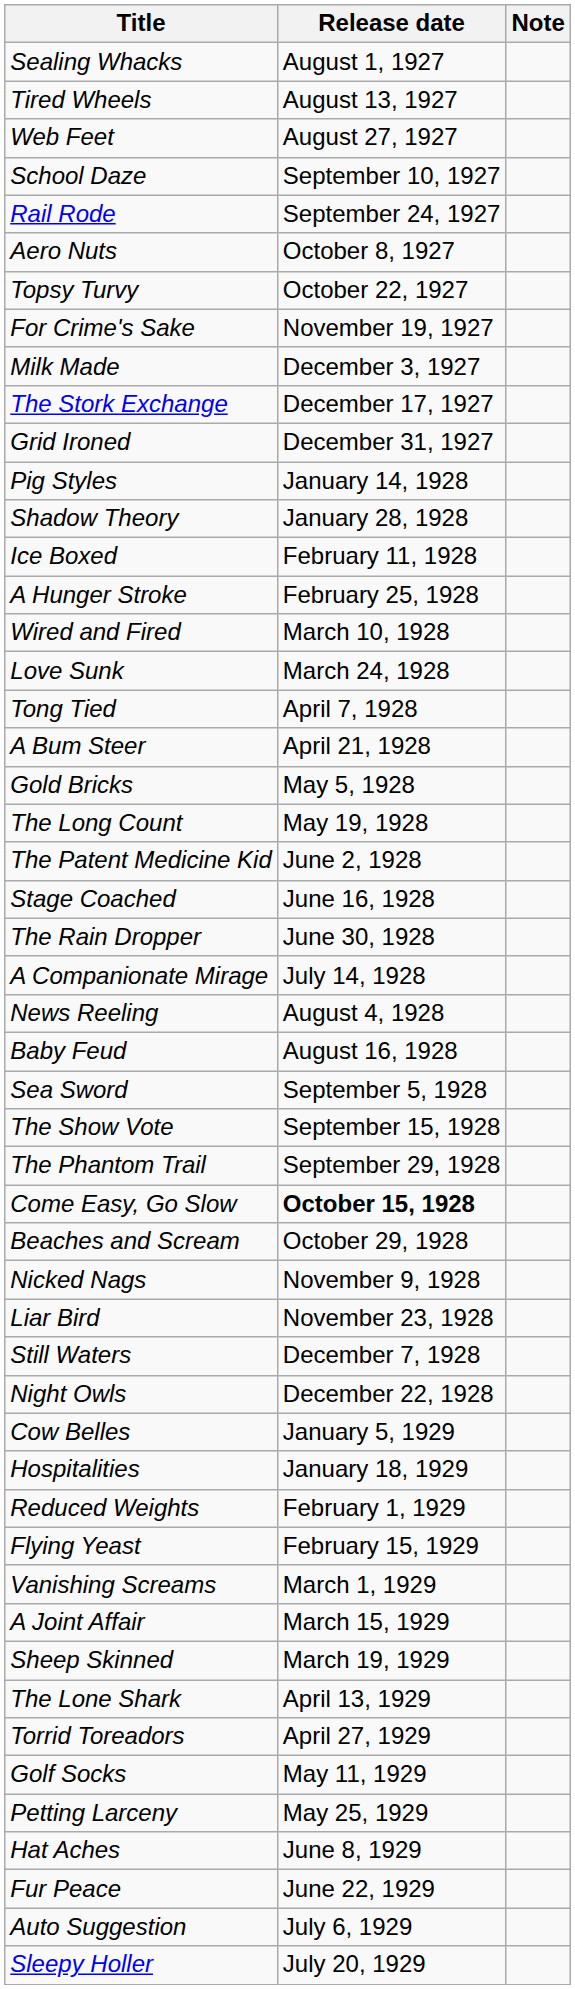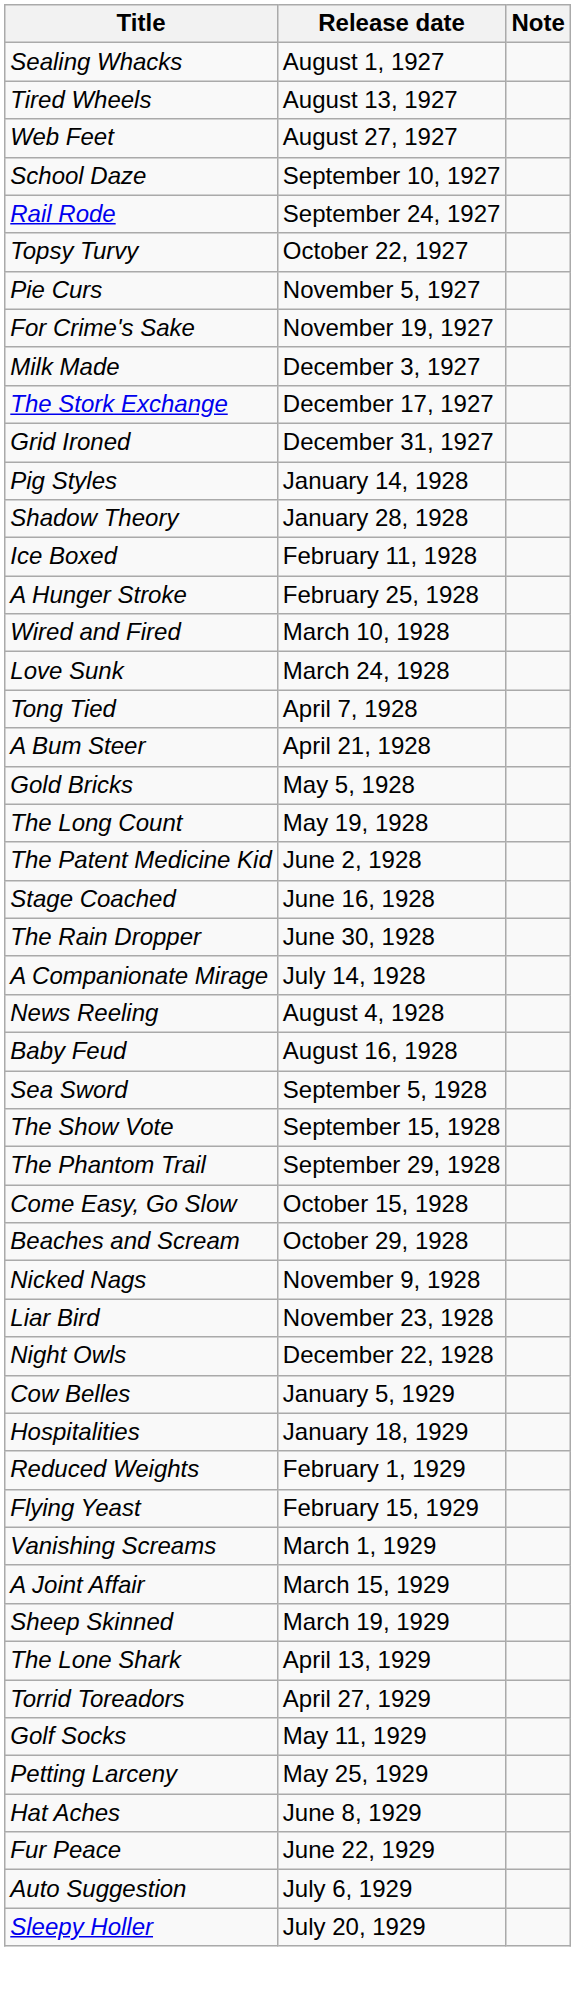- row: (64, 251)
+ row: (56, 289)
(379, 1203) bold -> (376, 1203) normal
- row: (71, 1355)
